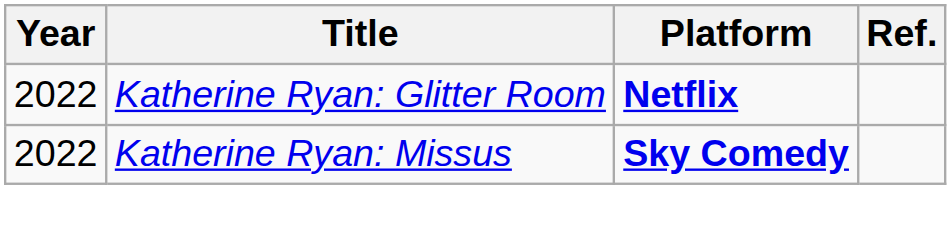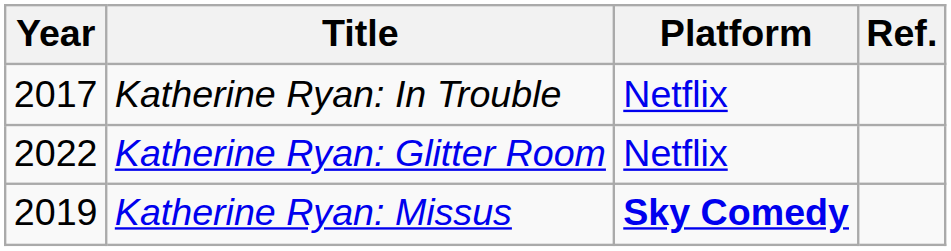+ row: (338, 93)
(681, 93) bold -> (675, 153) normal
(56, 153) 2022 -> (56, 213) 2019
